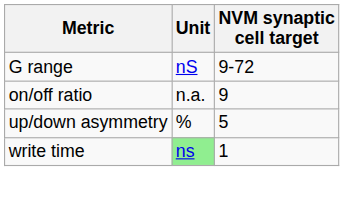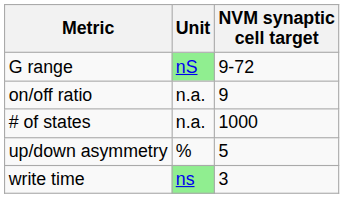(187, 66) no background -> (187, 66) lightgreen background
+ row: (50, 123)
(223, 151) 1 -> (223, 179) 3
